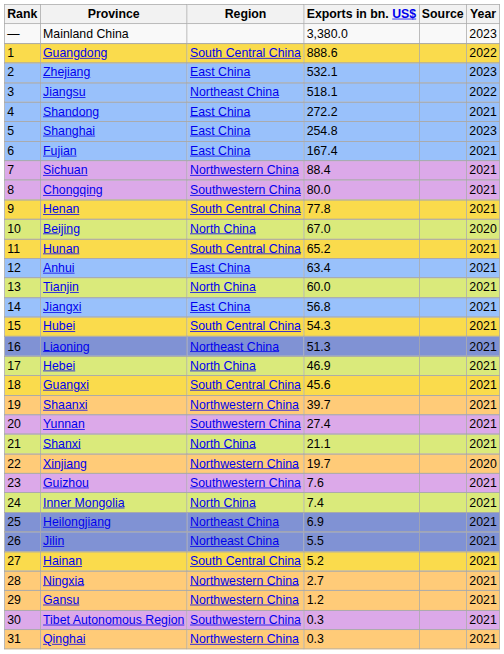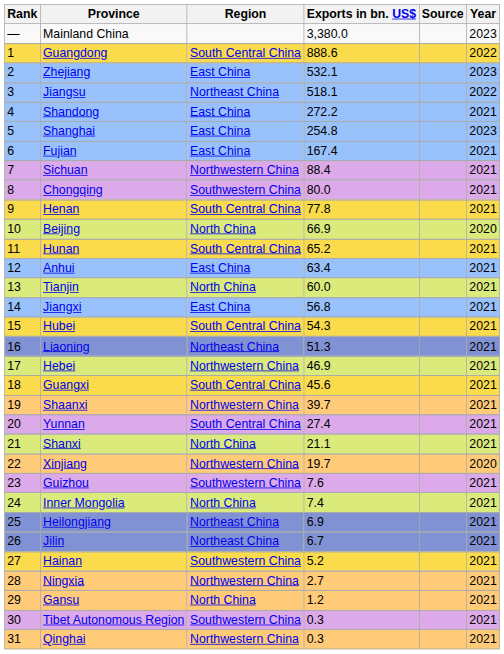(319, 229) 67.0 -> (319, 229) 66.9
(223, 365) North China -> (244, 365) Northwestern China
(246, 424) Southwestern China -> (246, 424) South Central China
(315, 541) 5.5 -> (315, 541) 6.7
(246, 561) South Central China -> (246, 561) Southwestern China
(244, 600) Northwestern China -> (223, 600) North China
